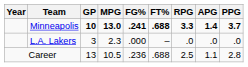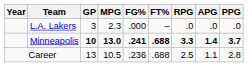rows swapped: (54, 26) <-> (53, 41)
